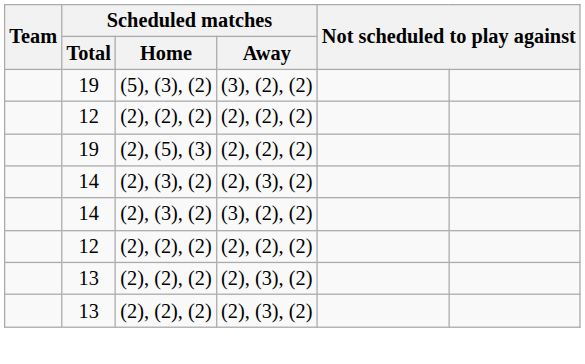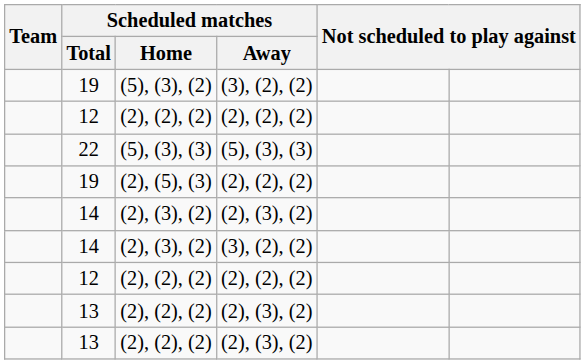+ row: (89, 149)
